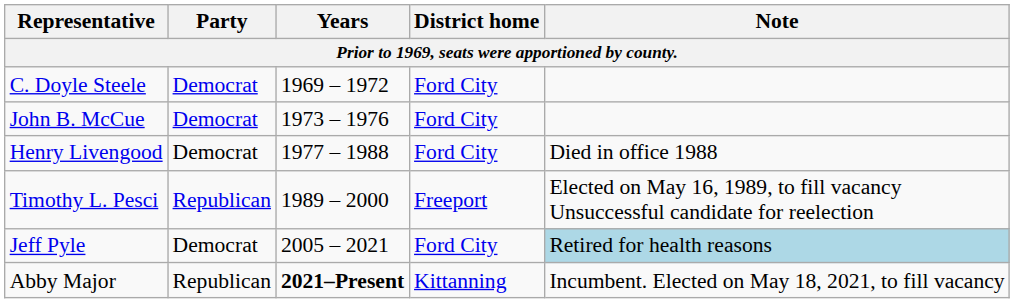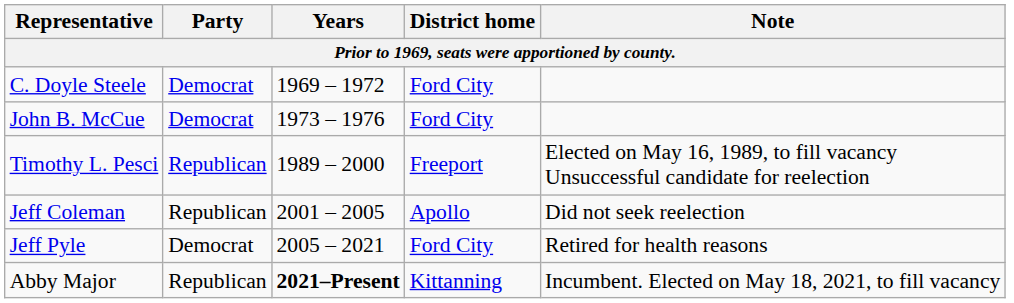- row: (86, 152)
+ row: (67, 211)
(661, 245) lightblue background -> (656, 245) no background
